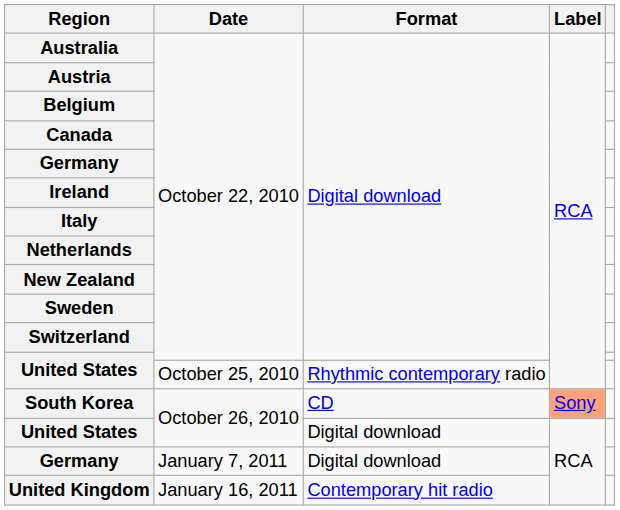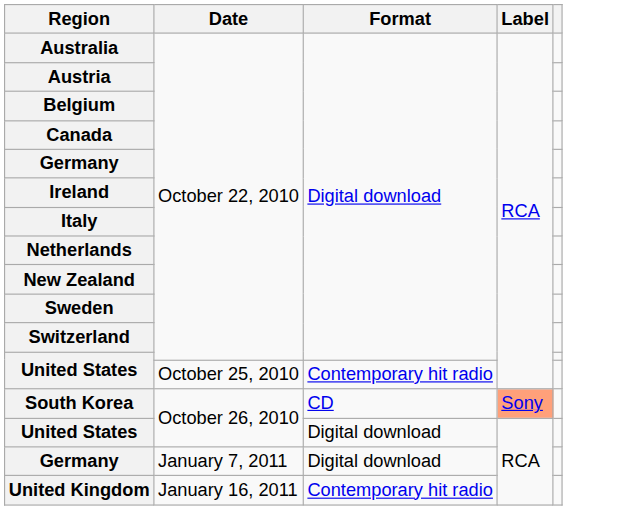(427, 374) Rhythmic contemporary radio -> (400, 374) Contemporary hit radio
